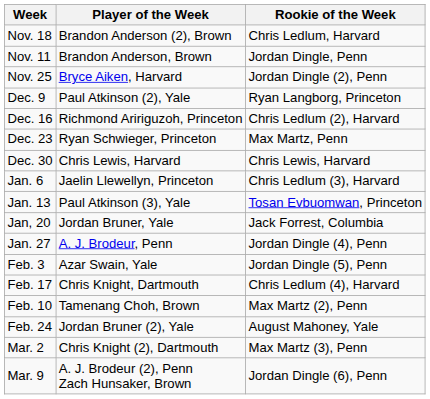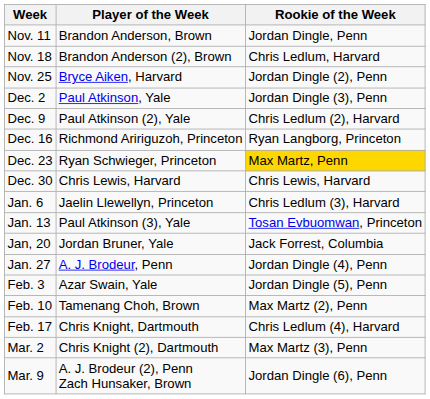rows swapped: (29, 56) <-> (30, 35)
+ row: (26, 98)
(325, 98) Ryan Langborg, Princeton -> (324, 118) Chris Ledlum (2), Harvard
(324, 118) Chris Ledlum (2), Harvard -> (325, 139) Ryan Langborg, Princeton
(298, 139) no background -> (298, 160) gold background
rows swapped: (30, 306) <-> (30, 285)
- row: (30, 327)
